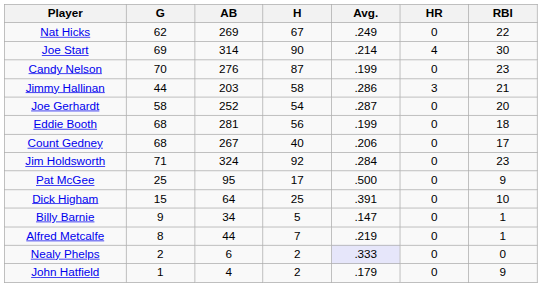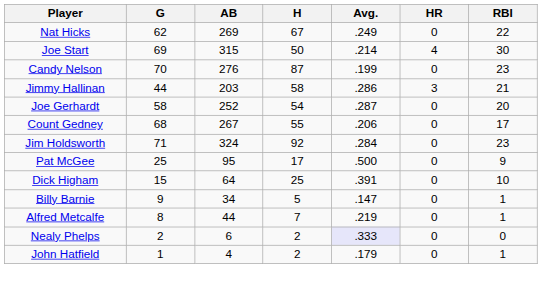(229, 50) 314 -> (229, 50) 315
(297, 50) 90 -> (297, 50) 50
- row: (65, 124)
(297, 143) 40 -> (297, 124) 55
(503, 273) 9 -> (503, 254) 1
